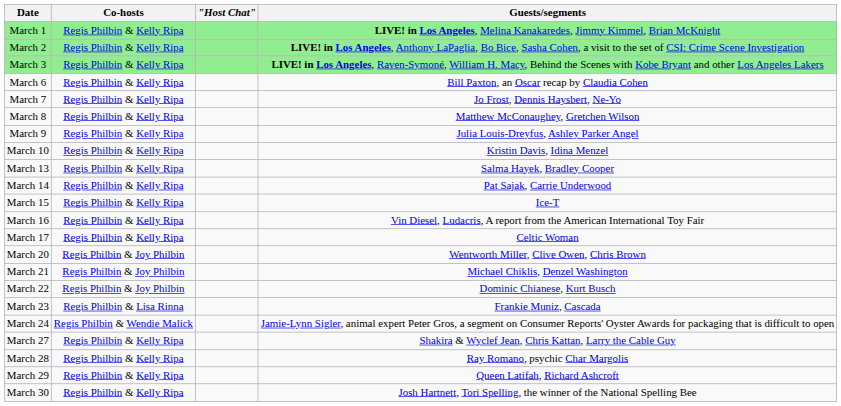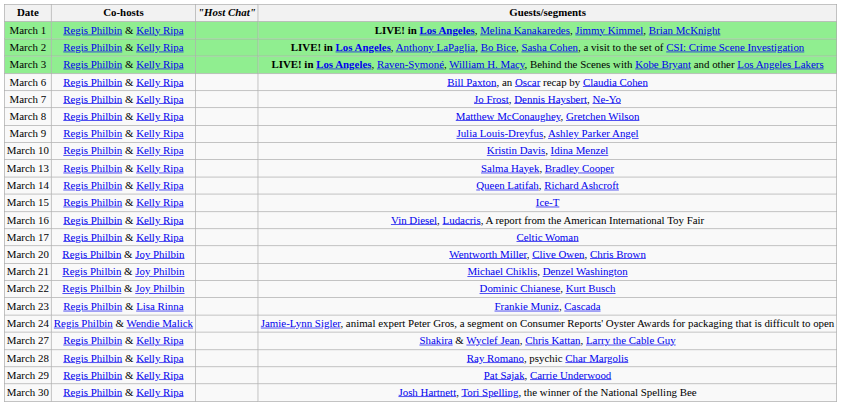(548, 185) Pat Sajak, Carrie Underwood -> (548, 185) Queen Latifah, Richard Ashcroft
(548, 375) Queen Latifah, Richard Ashcroft -> (548, 375) Pat Sajak, Carrie Underwood
